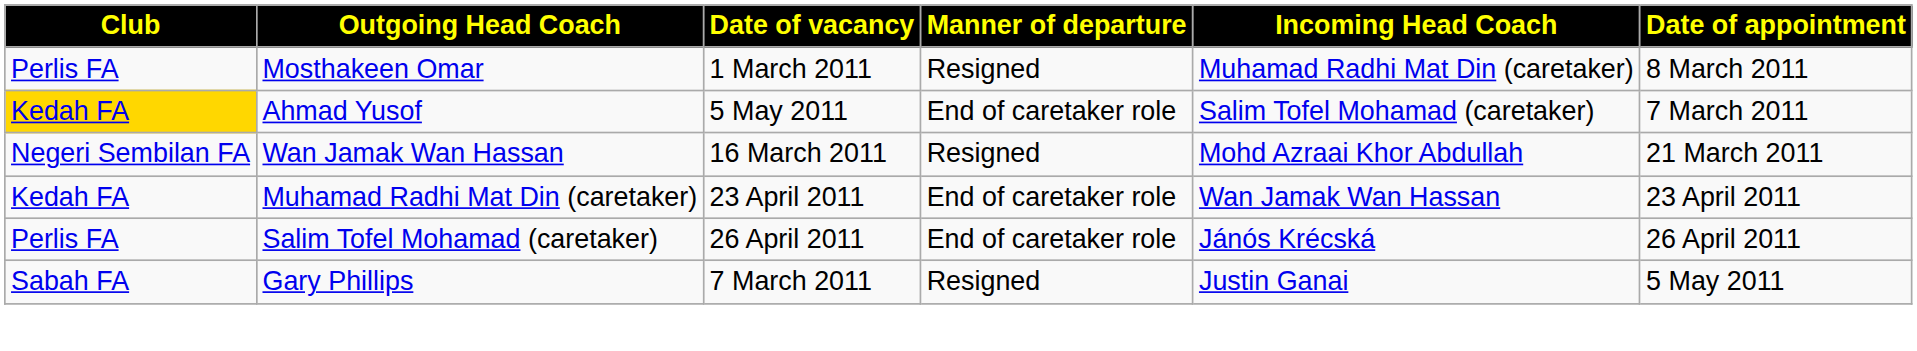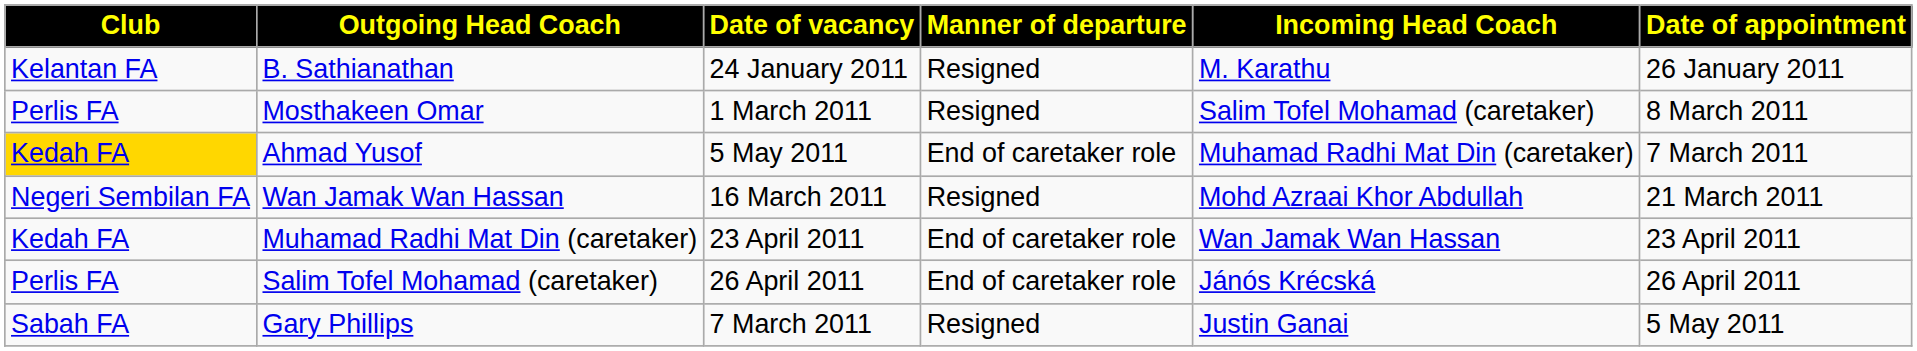+ row: (358, 68)
(1416, 68) Muhamad Radhi Mat Din (caretaker) -> (1397, 111) Salim Tofel Mohamad (caretaker)
(1397, 111) Salim Tofel Mohamad (caretaker) -> (1416, 153) Muhamad Radhi Mat Din (caretaker)
